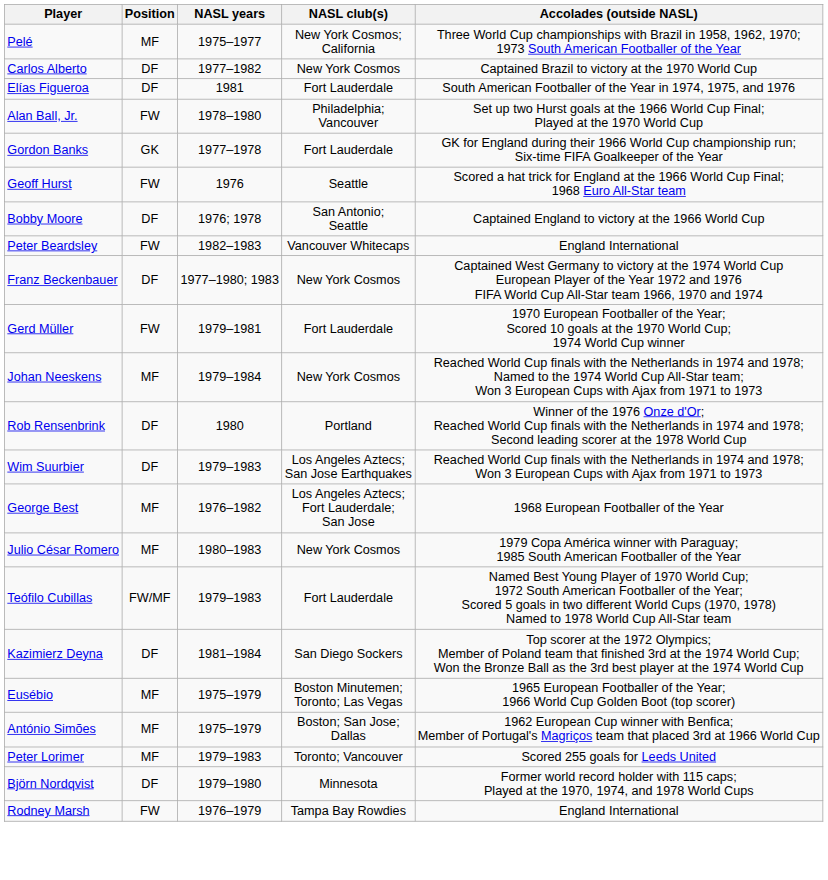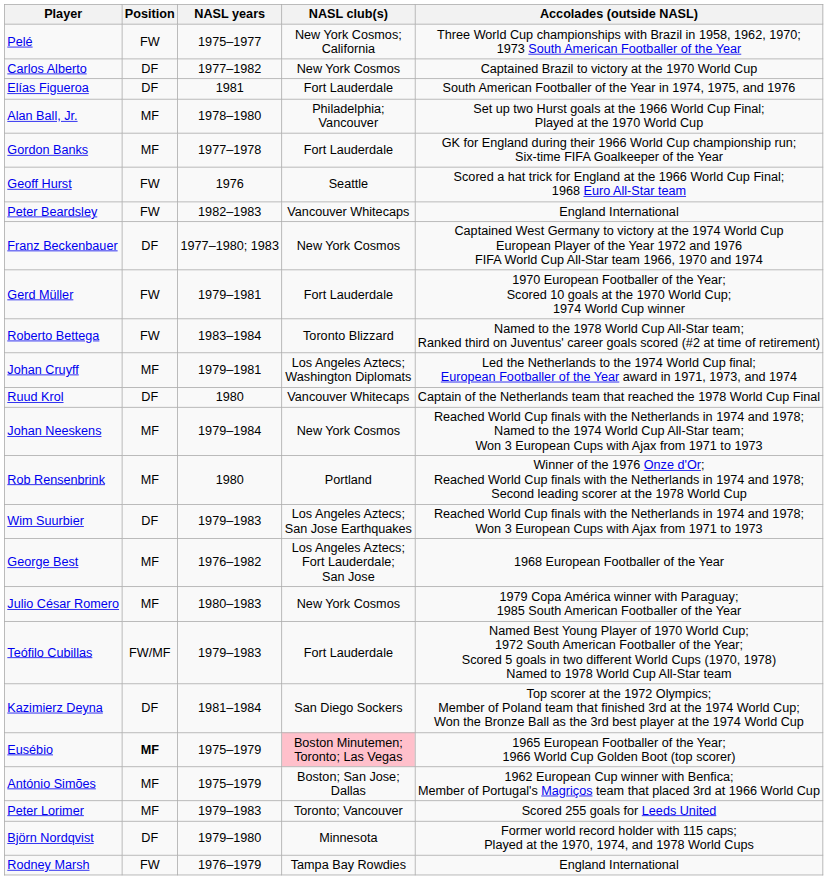(150, 41) MF -> (150, 41) FW
(150, 116) FW -> (150, 116) MF
(150, 150) GK -> (150, 150) MF
- row: (45, 218)
+ row: (53, 335)
+ row: (43, 370)
+ row: (35, 397)
(150, 425) DF -> (150, 480) MF
(150, 695) normal -> (150, 749) bold
(348, 695) no background -> (348, 749) pink background
